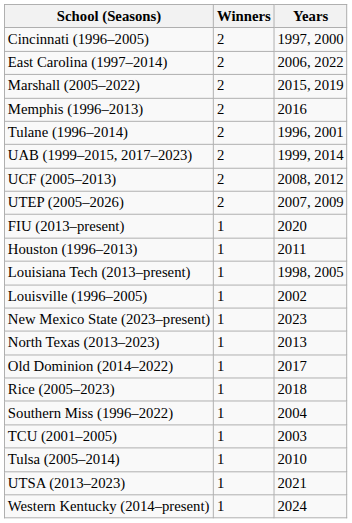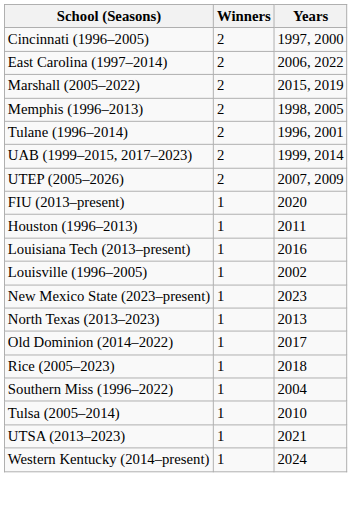(292, 109) 2016 -> (311, 109) 1998, 2005
- row: (62, 179)
(311, 272) 1998, 2005 -> (292, 249) 2016
- row: (62, 436)
